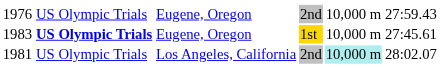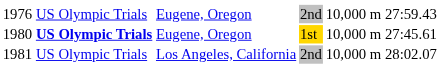(17, 34) 1983 -> (17, 34) 1980
(353, 54) paleturquoise background -> (353, 54) no background
